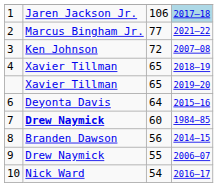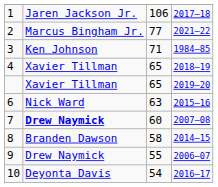(192, 13) lightblue background -> (192, 13) no background
(155, 49) 72 -> (155, 49) 71
(192, 49) 2007–08 -> (192, 49) 1984–85
(68, 102) Deyonta Davis -> (55, 102) Nick Ward
(155, 102) 64 -> (155, 102) 63
(192, 120) 1984–85 -> (192, 120) 2007–08
(155, 138) 56 -> (155, 138) 58
(55, 173) Nick Ward -> (68, 173) Deyonta Davis
